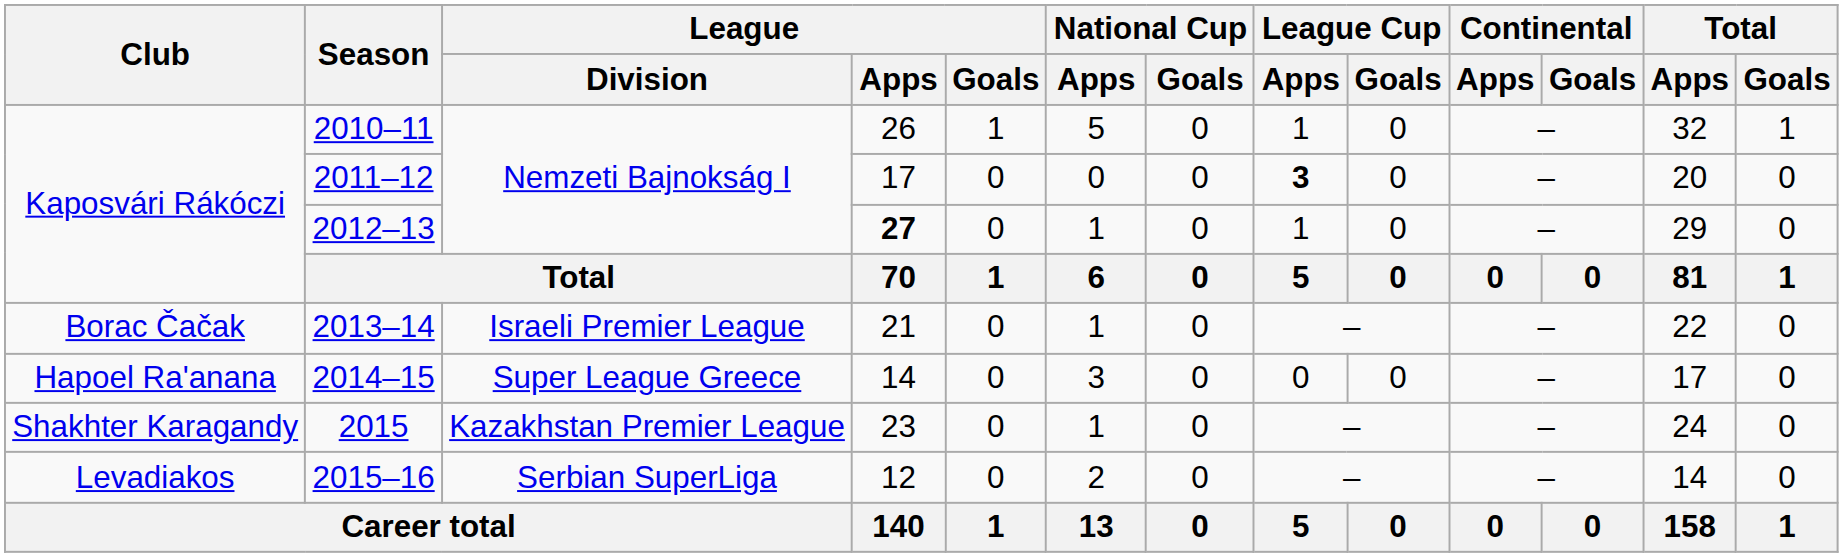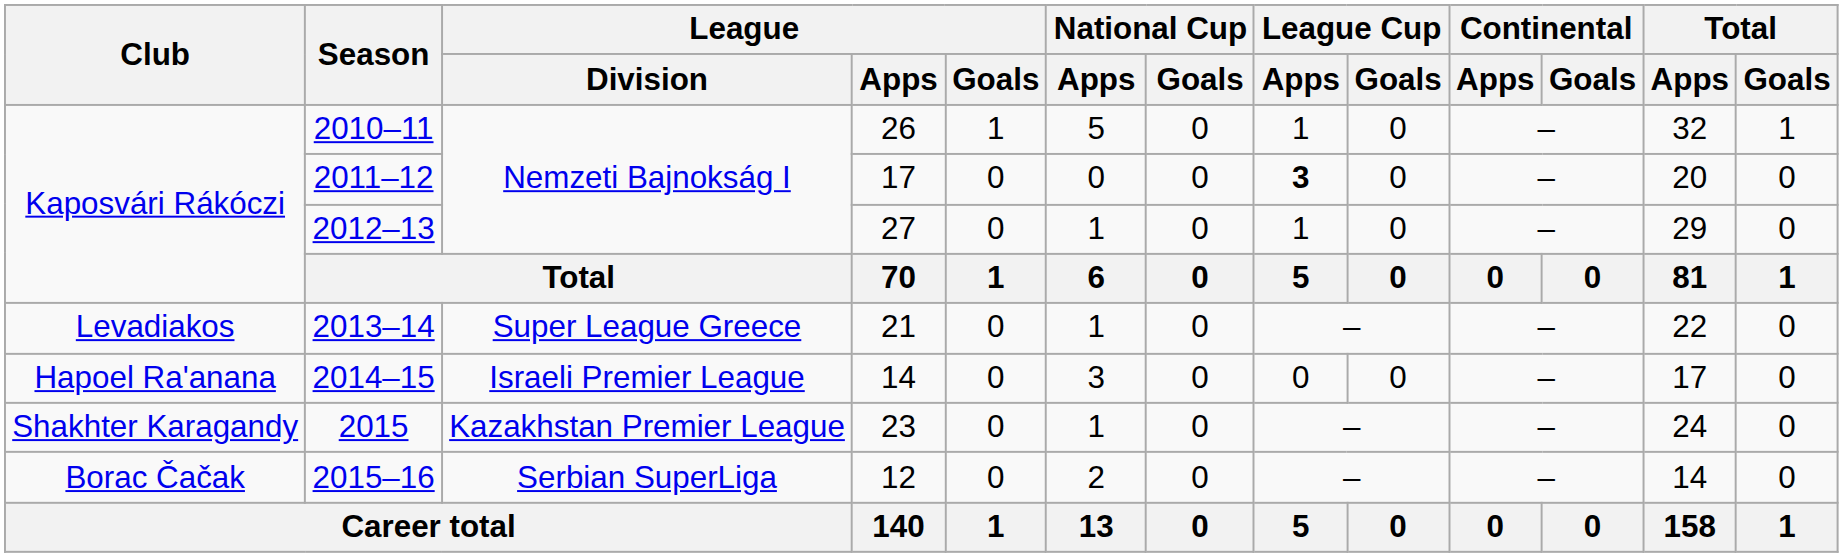(899, 228) bold -> (899, 228) normal
(155, 327) Borac Čačak -> (155, 327) Levadiakos
(647, 327) Israeli Premier League -> (647, 327) Super League Greece
(647, 377) Super League Greece -> (647, 377) Israeli Premier League
(155, 476) Levadiakos -> (155, 476) Borac Čačak
